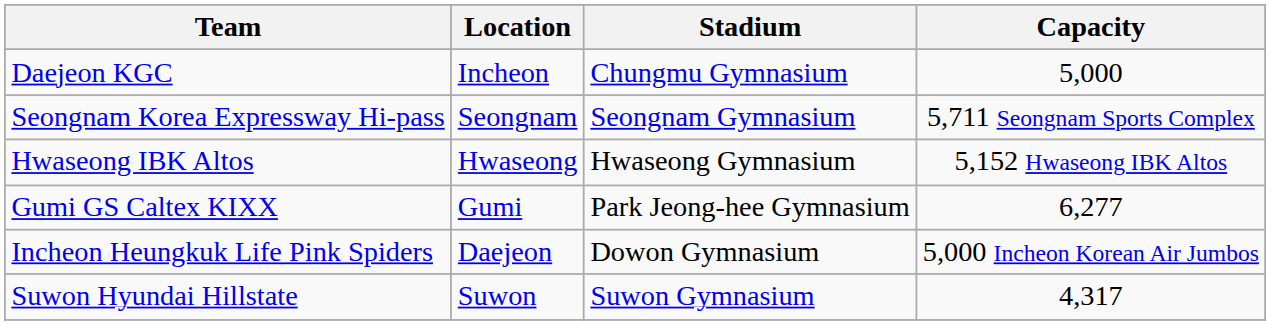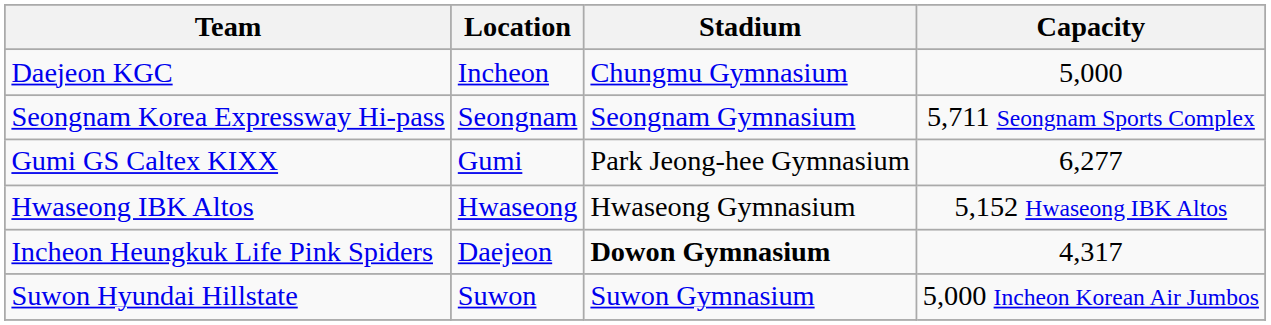rows swapped: (145, 206) <-> (133, 161)
(705, 251) normal -> (710, 251) bold
(1091, 251) 5,000 Incheon Korean Air Jumbos -> (1091, 251) 4,317
(1091, 296) 4,317 -> (1091, 296) 5,000 Incheon Korean Air Jumbos
